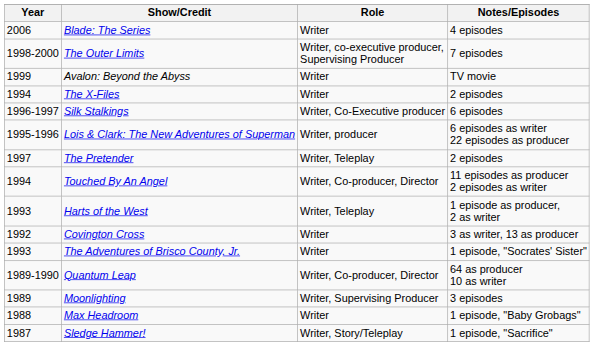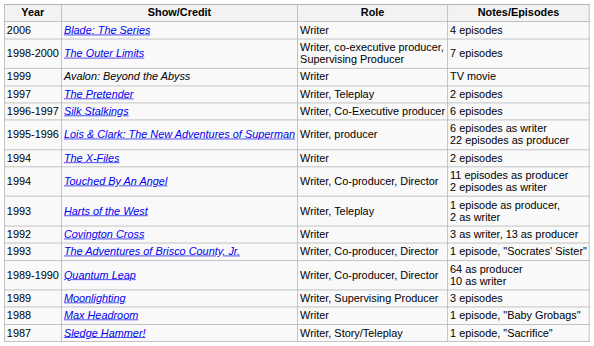rows swapped: (99, 158) <-> (92, 94)
(315, 251) Writer -> (369, 251) Writer, Co-producer, Director
